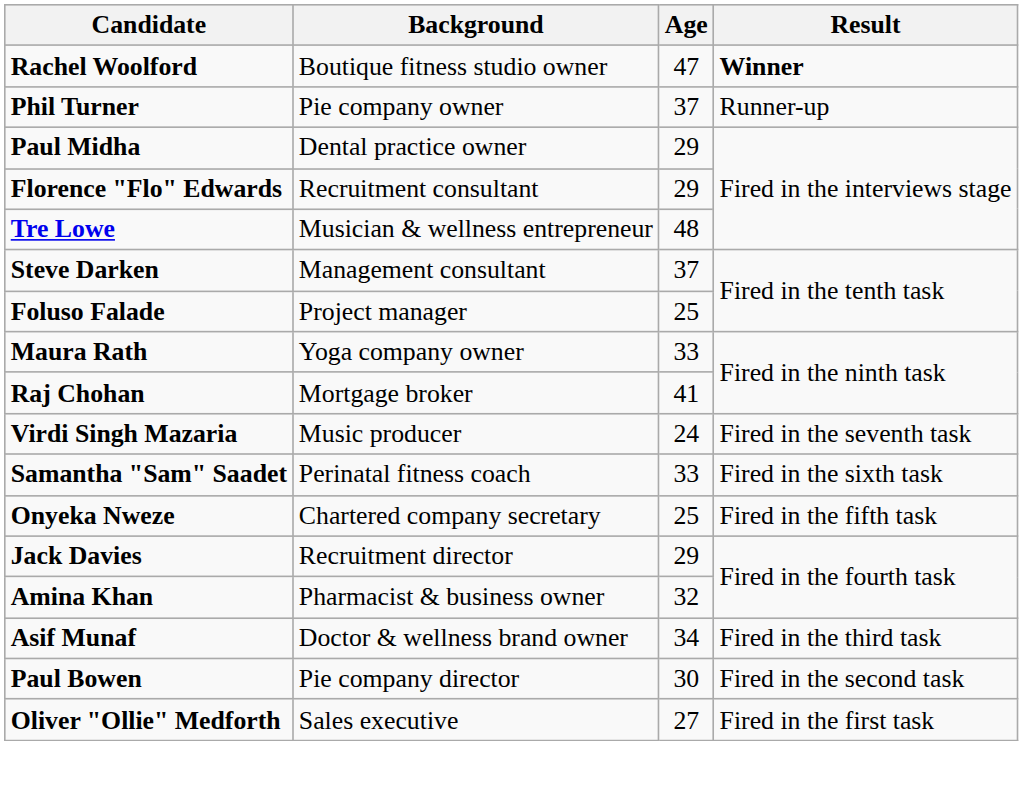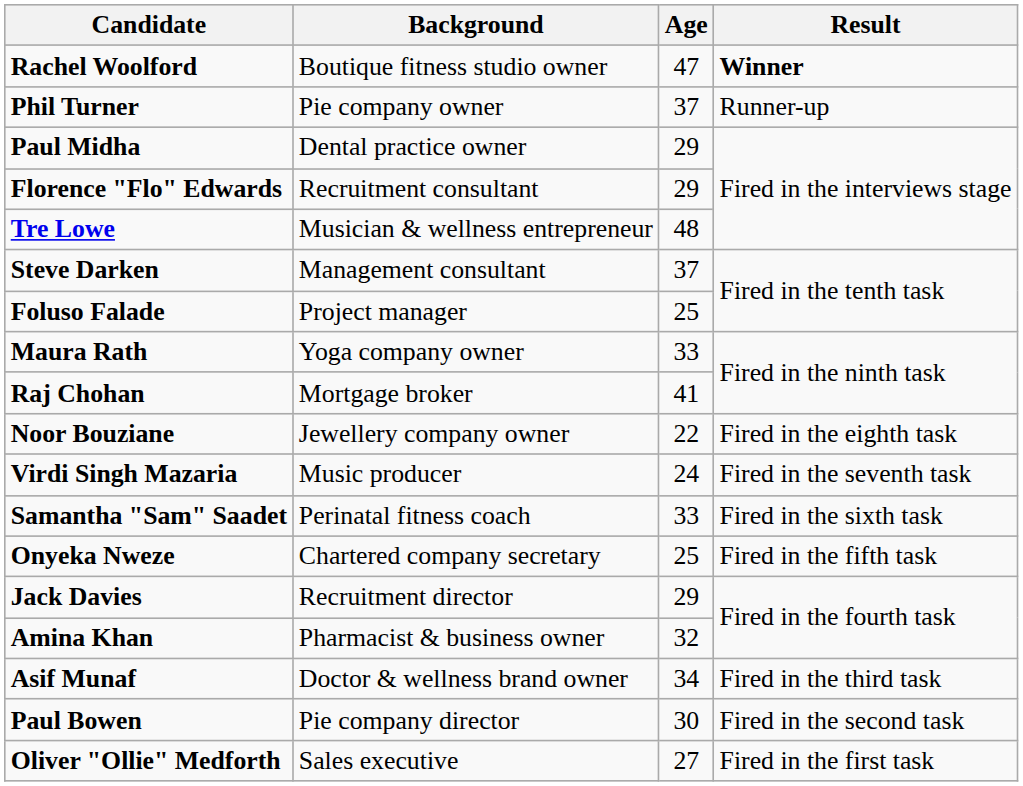+ row: (92, 433)
